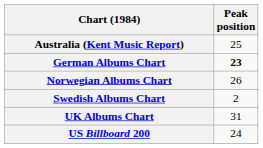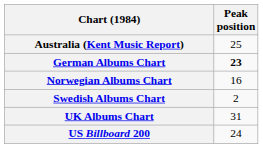(236, 80) 26 -> (236, 80) 16
